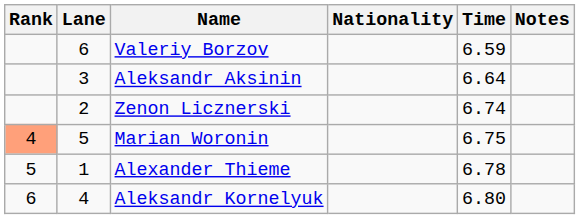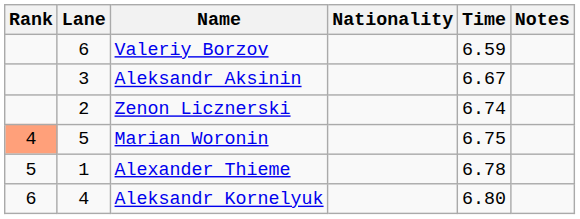(484, 79) 6.64 -> (484, 79) 6.67
